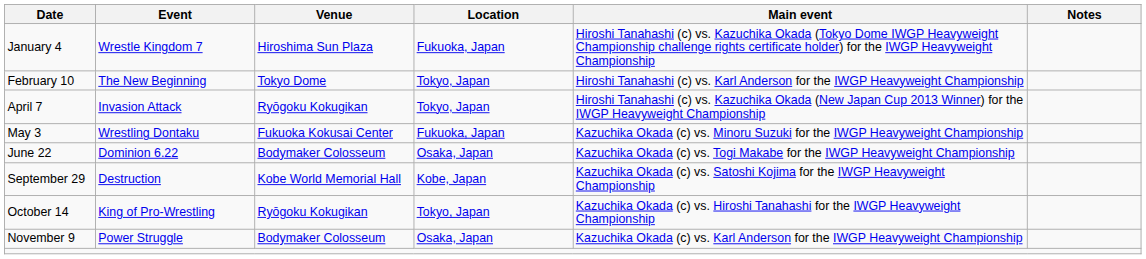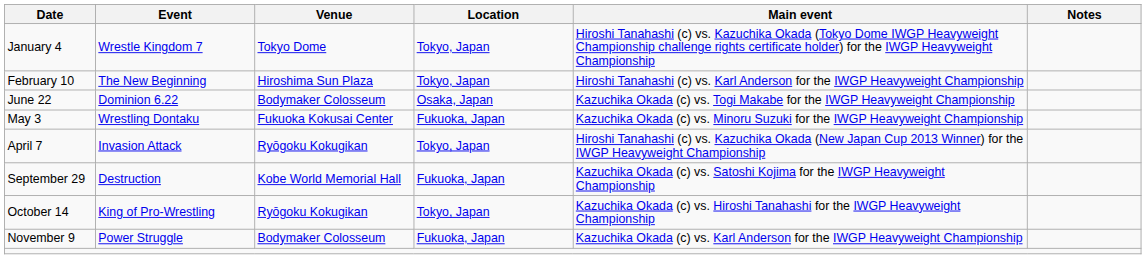(315, 47) Hiroshima Sun Plaza -> (292, 47) Tokyo Dome
(461, 47) Fukuoka, Japan -> (453, 47) Tokyo, Japan
(292, 80) Tokyo Dome -> (315, 80) Hiroshima Sun Plaza
rows swapped: (25, 106) <-> (29, 152)
(451, 179) Kobe, Japan -> (461, 179) Fukuoka, Japan
(455, 238) Osaka, Japan -> (461, 238) Fukuoka, Japan
